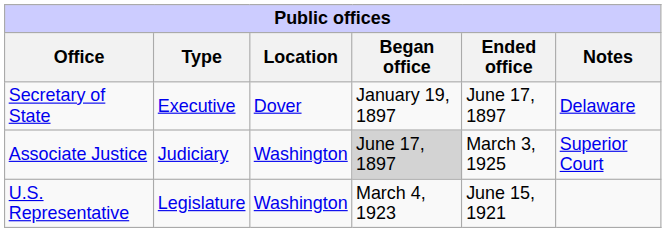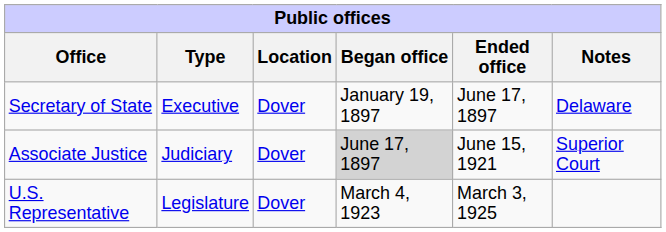(301, 154) Washington -> (281, 154) Dover
(501, 154) March 3, 1925 -> (491, 154) June 15, 1921
(301, 202) Washington -> (281, 202) Dover
(501, 202) June 15, 1921 -> (492, 202) March 3, 1925
